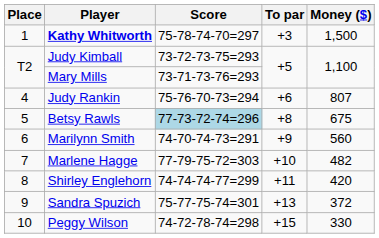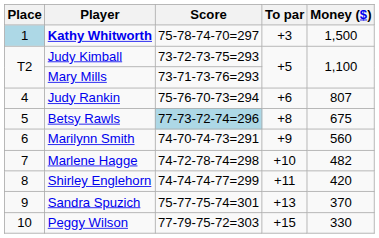(25, 35) no background -> (25, 35) lightblue background
(209, 160) 77-79-75-72=303 -> (209, 160) 74-72-78-74=298
(341, 202) 372 -> (341, 202) 370
(209, 222) 74-72-78-74=298 -> (209, 222) 77-79-75-72=303
